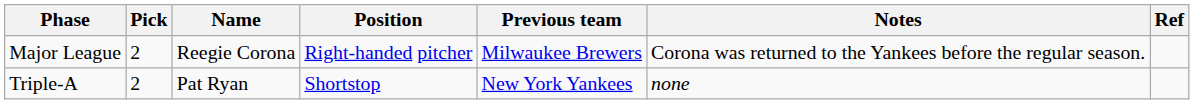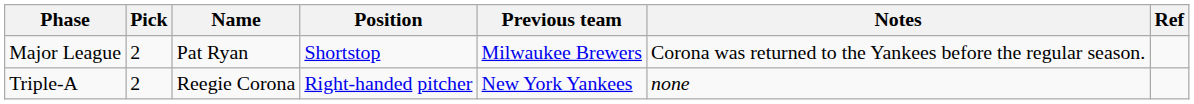(236, 51) Reegie Corona -> (212, 51) Pat Ryan
(388, 51) Right-handed pitcher -> (342, 51) Shortstop
(212, 83) Pat Ryan -> (236, 83) Reegie Corona
(342, 83) Shortstop -> (388, 83) Right-handed pitcher
